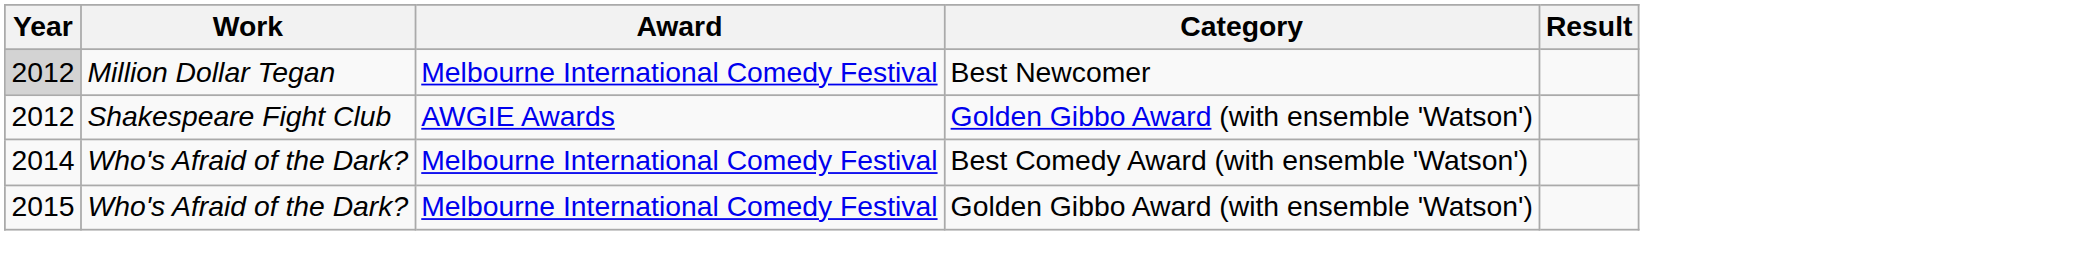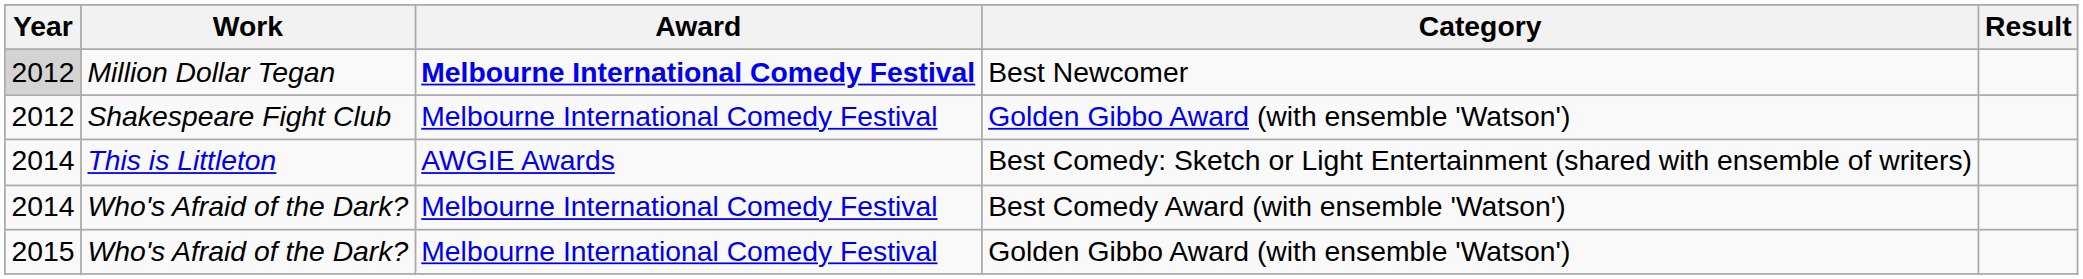(679, 71) normal -> (698, 71) bold
(518, 116) AWGIE Awards -> (679, 116) Melbourne International Comedy Festival
+ row: (182, 161)
